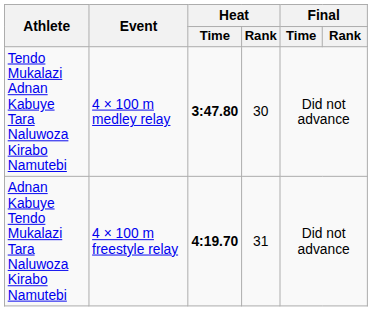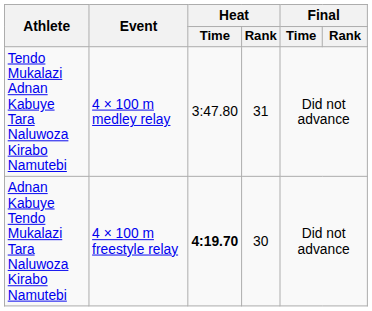(215, 112) bold -> (215, 112) normal
(261, 112) 30 -> (261, 112) 31
(261, 241) 31 -> (261, 241) 30
